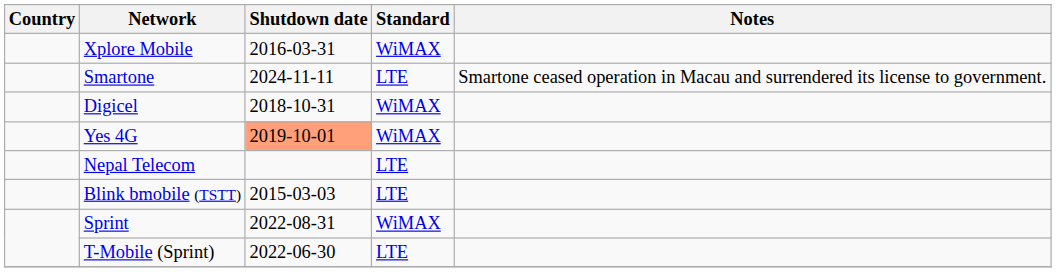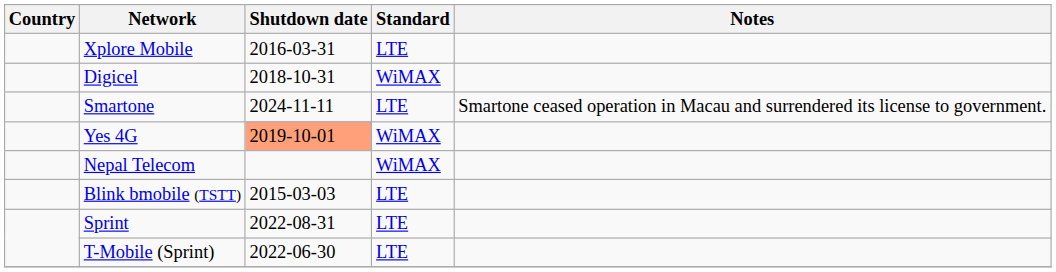(408, 48) WiMAX -> (392, 48) LTE
rows swapped: (111, 106) <-> (119, 77)
(392, 164) LTE -> (408, 164) WiMAX
(408, 223) WiMAX -> (392, 223) LTE
